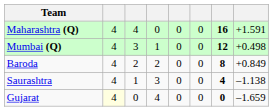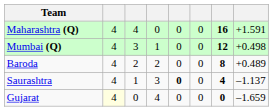(251, 64) +0.849 -> (251, 64) +0.489
(179, 81) normal -> (179, 81) bold
(251, 81) –1.138 -> (251, 81) –1.137
